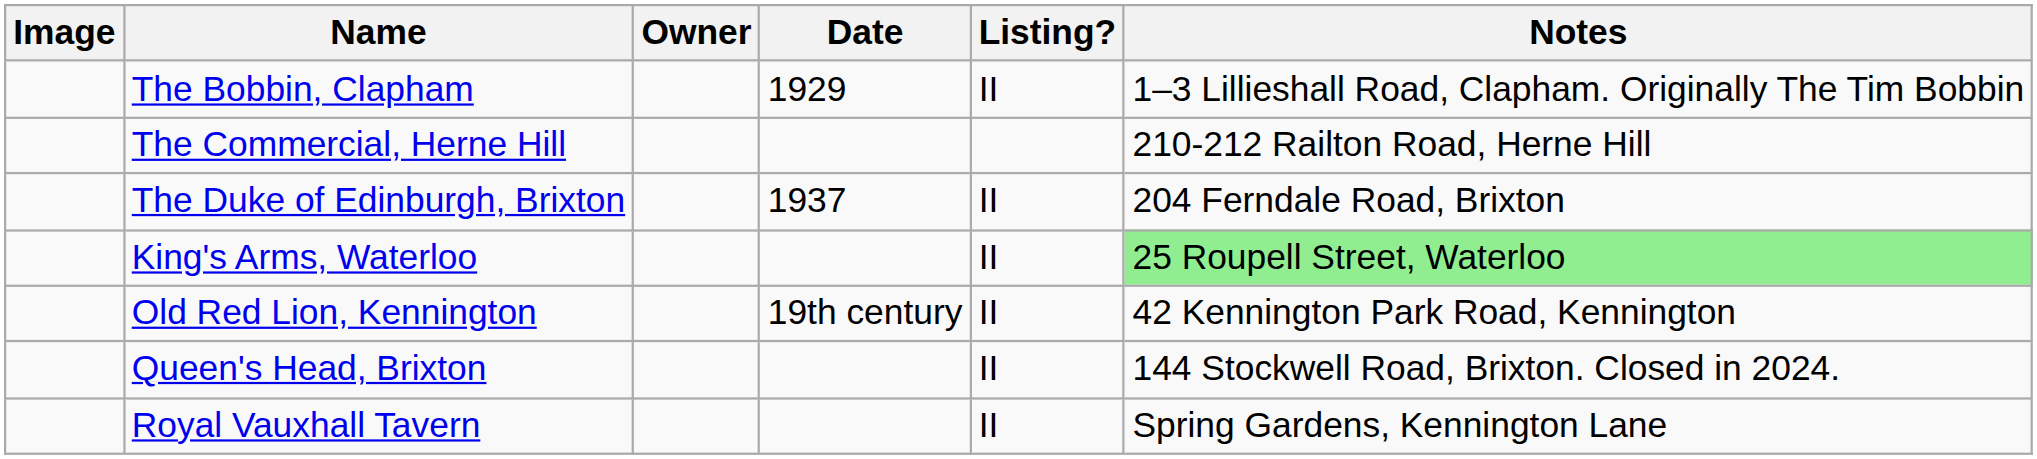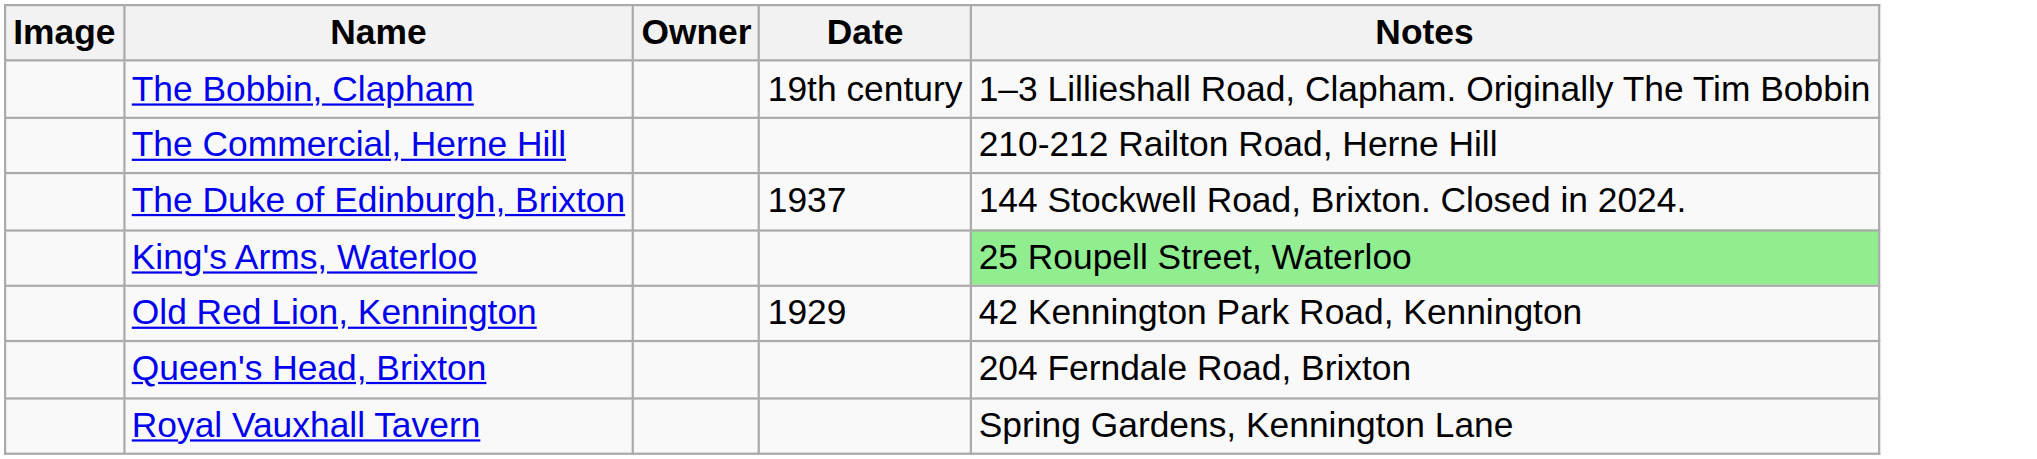- column: (1047, 32)
(807, 88) 1929 -> (865, 88) 19th century
(1349, 200) 204 Ferndale Road, Brixton -> (1332, 200) 144 Stockwell Road, Brixton. Closed in 2024.
(865, 312) 19th century -> (807, 312) 1929
(1486, 369) 144 Stockwell Road, Brixton. Closed in 2024. -> (1195, 369) 204 Ferndale Road, Brixton
